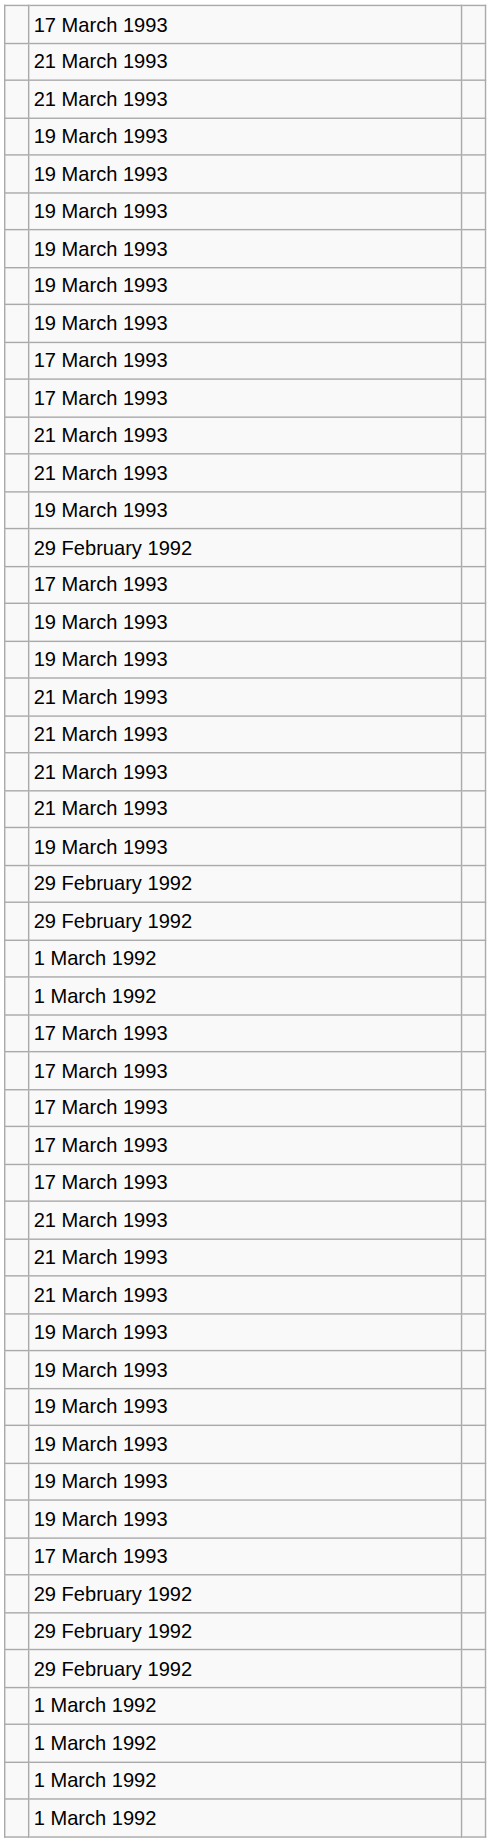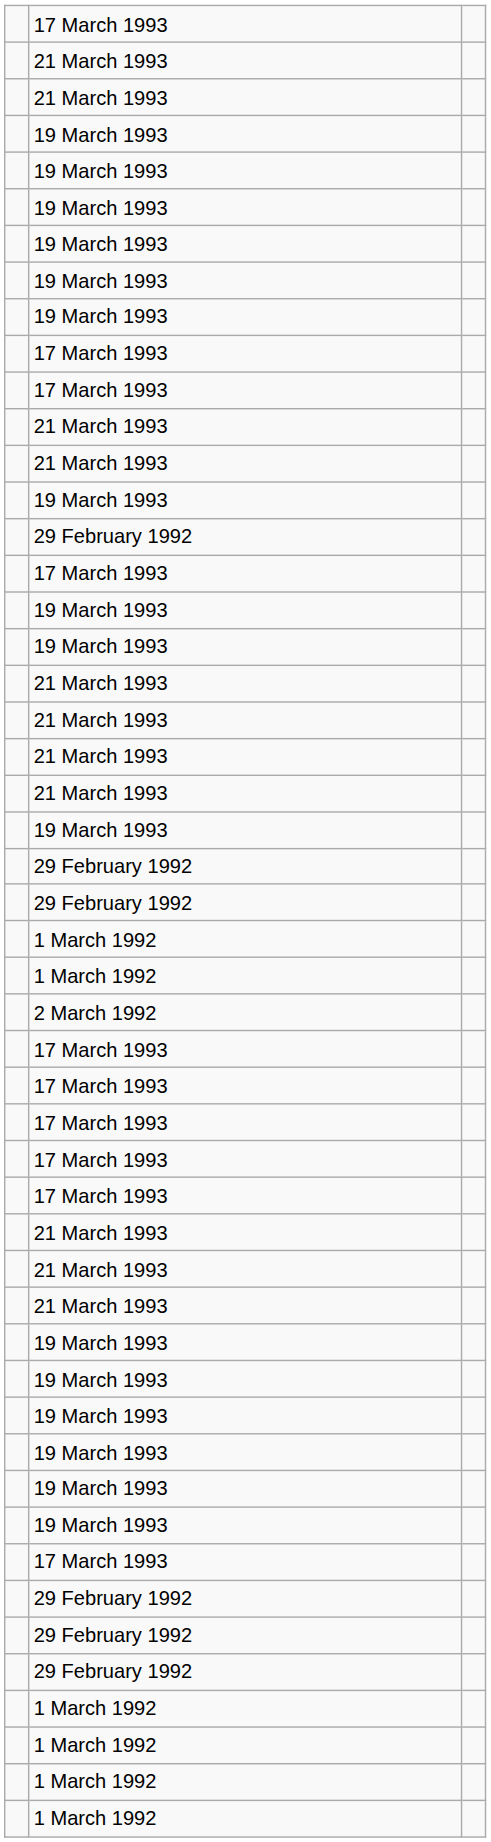+ row: (17, 1013)
